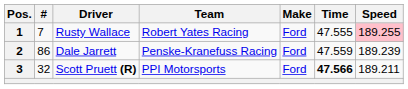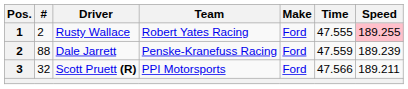(40, 32) 7 -> (40, 32) 2
(44, 51) 86 -> (44, 51) 88
(335, 69) bold -> (335, 69) normal
